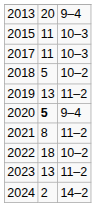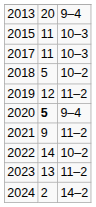(48, 93) 13 -> (48, 93) 12
(44, 133) 8 -> (44, 133) 9
(48, 152) 18 -> (48, 152) 14
